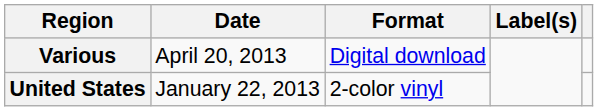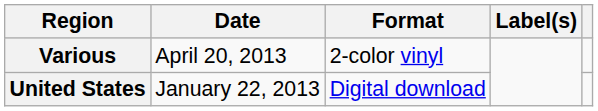(408, 55) Digital download -> (386, 55) 2-color vinyl
(386, 88) 2-color vinyl -> (408, 88) Digital download
